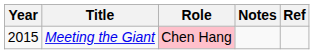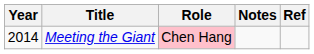(23, 37) 2015 -> (23, 37) 2014
